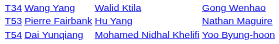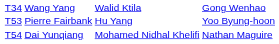(237, 21) Nathan Maguire -> (238, 21) Yoo Byung-hoon
(238, 34) Yoo Byung-hoon -> (237, 34) Nathan Maguire
